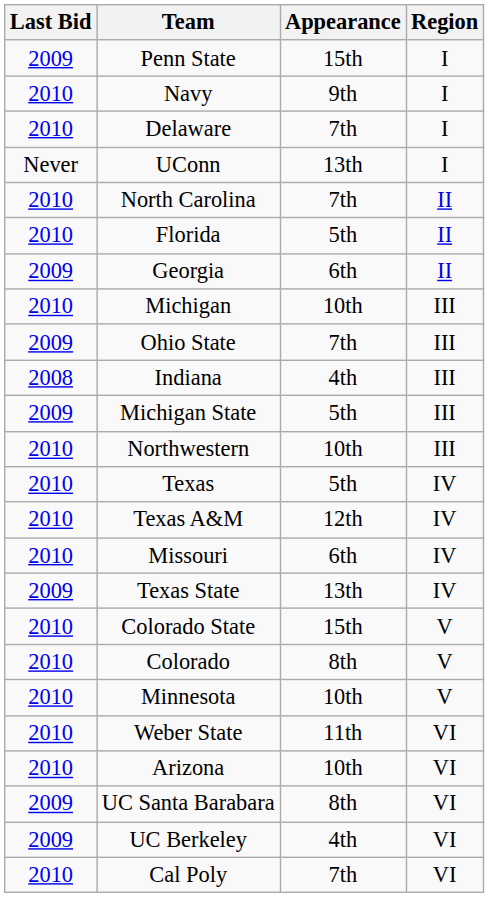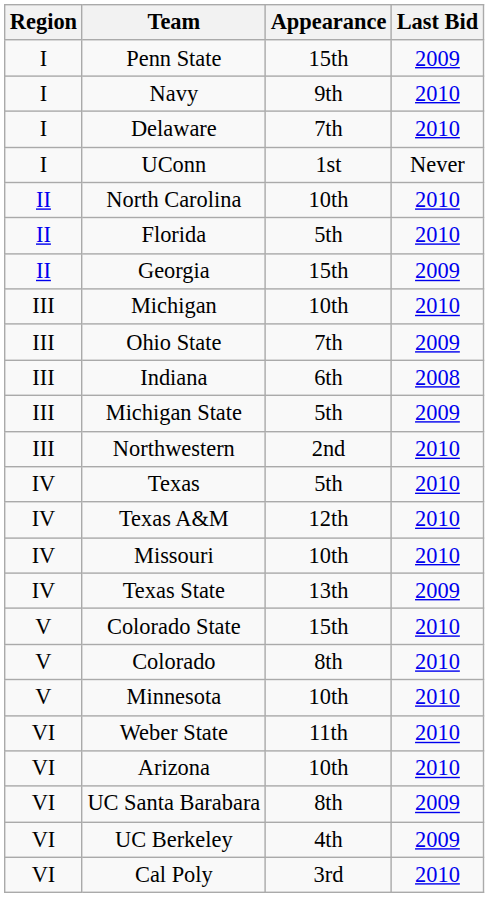columns swapped: (445, 22) <-> (51, 22)
(343, 164) 13th -> (328, 164) 1st
(343, 199) 7th -> (328, 199) 10th
(343, 270) 6th -> (328, 270) 15th
(343, 377) 4th -> (328, 377) 6th
(343, 448) 10th -> (328, 448) 2nd
(343, 555) 6th -> (328, 555) 10th
(343, 874) 7th -> (328, 874) 3rd
